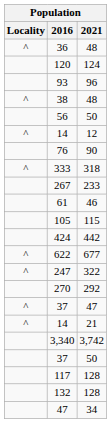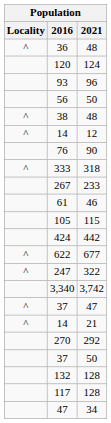rows swapped: (62, 99) <-> (62, 116)
rows swapped: (62, 340) <-> (62, 289)
rows swapped: (62, 392) <-> (62, 375)
